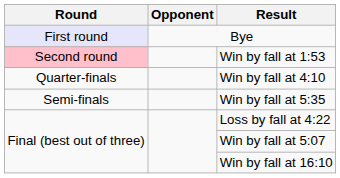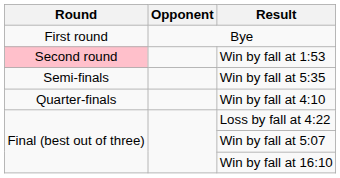(76, 36) lavender background -> (76, 36) no background
rows swapped: (272, 78) <-> (272, 99)
